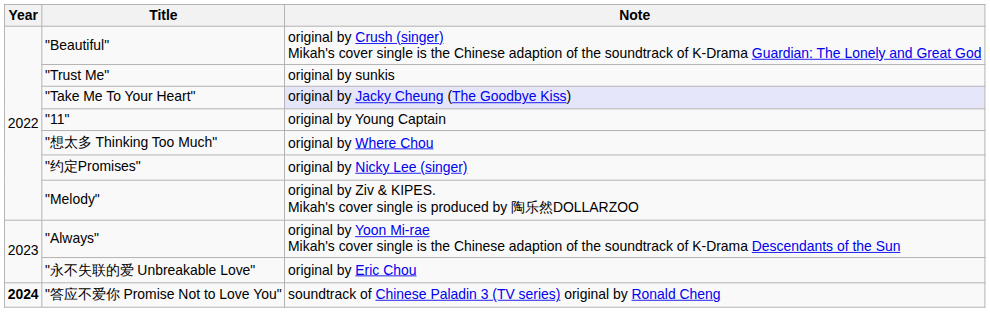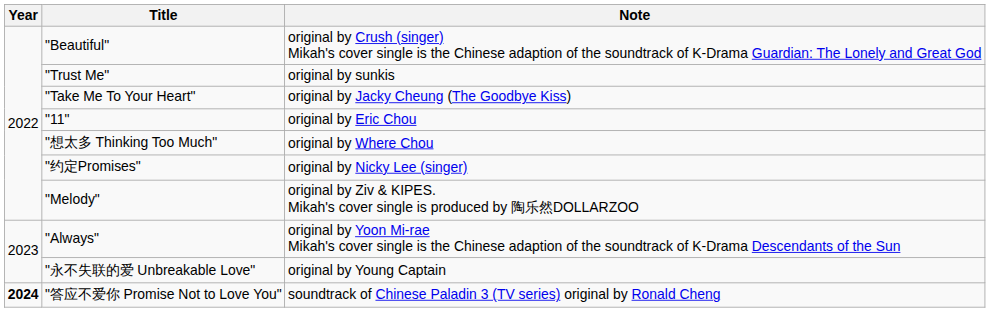(430, 97) lavender background -> (430, 97) no background
(367, 119) original by Young Captain -> (352, 119) original by Eric Chou
(352, 270) original by Eric Chou -> (367, 270) original by Young Captain
